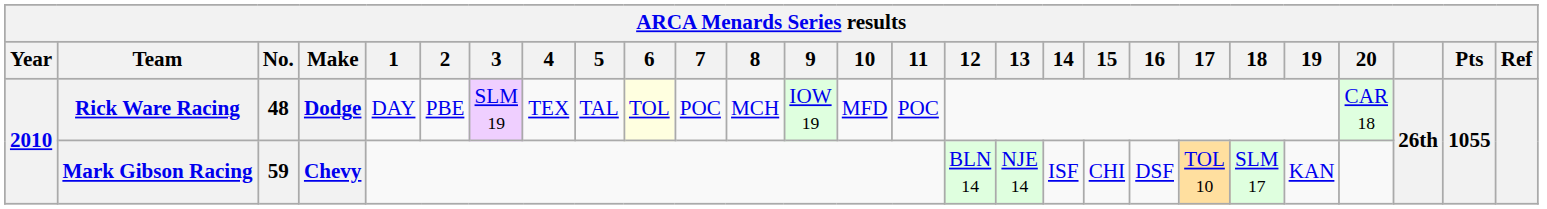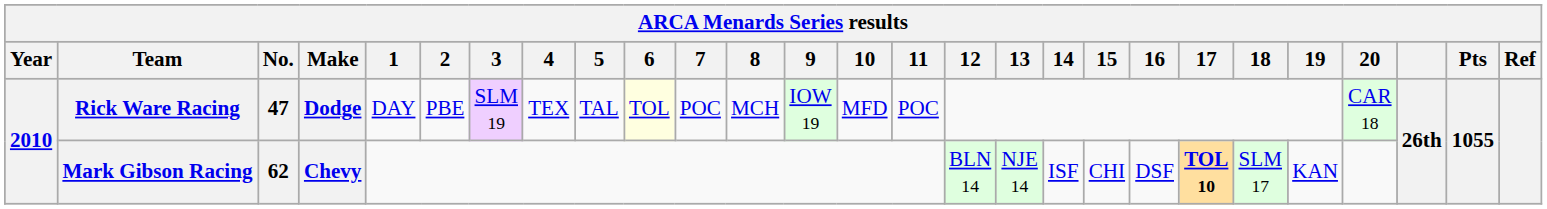(278, 109) 48 -> (278, 109) 47
(278, 172) 59 -> (278, 172) 62
(1204, 171) normal -> (1206, 172) bold
